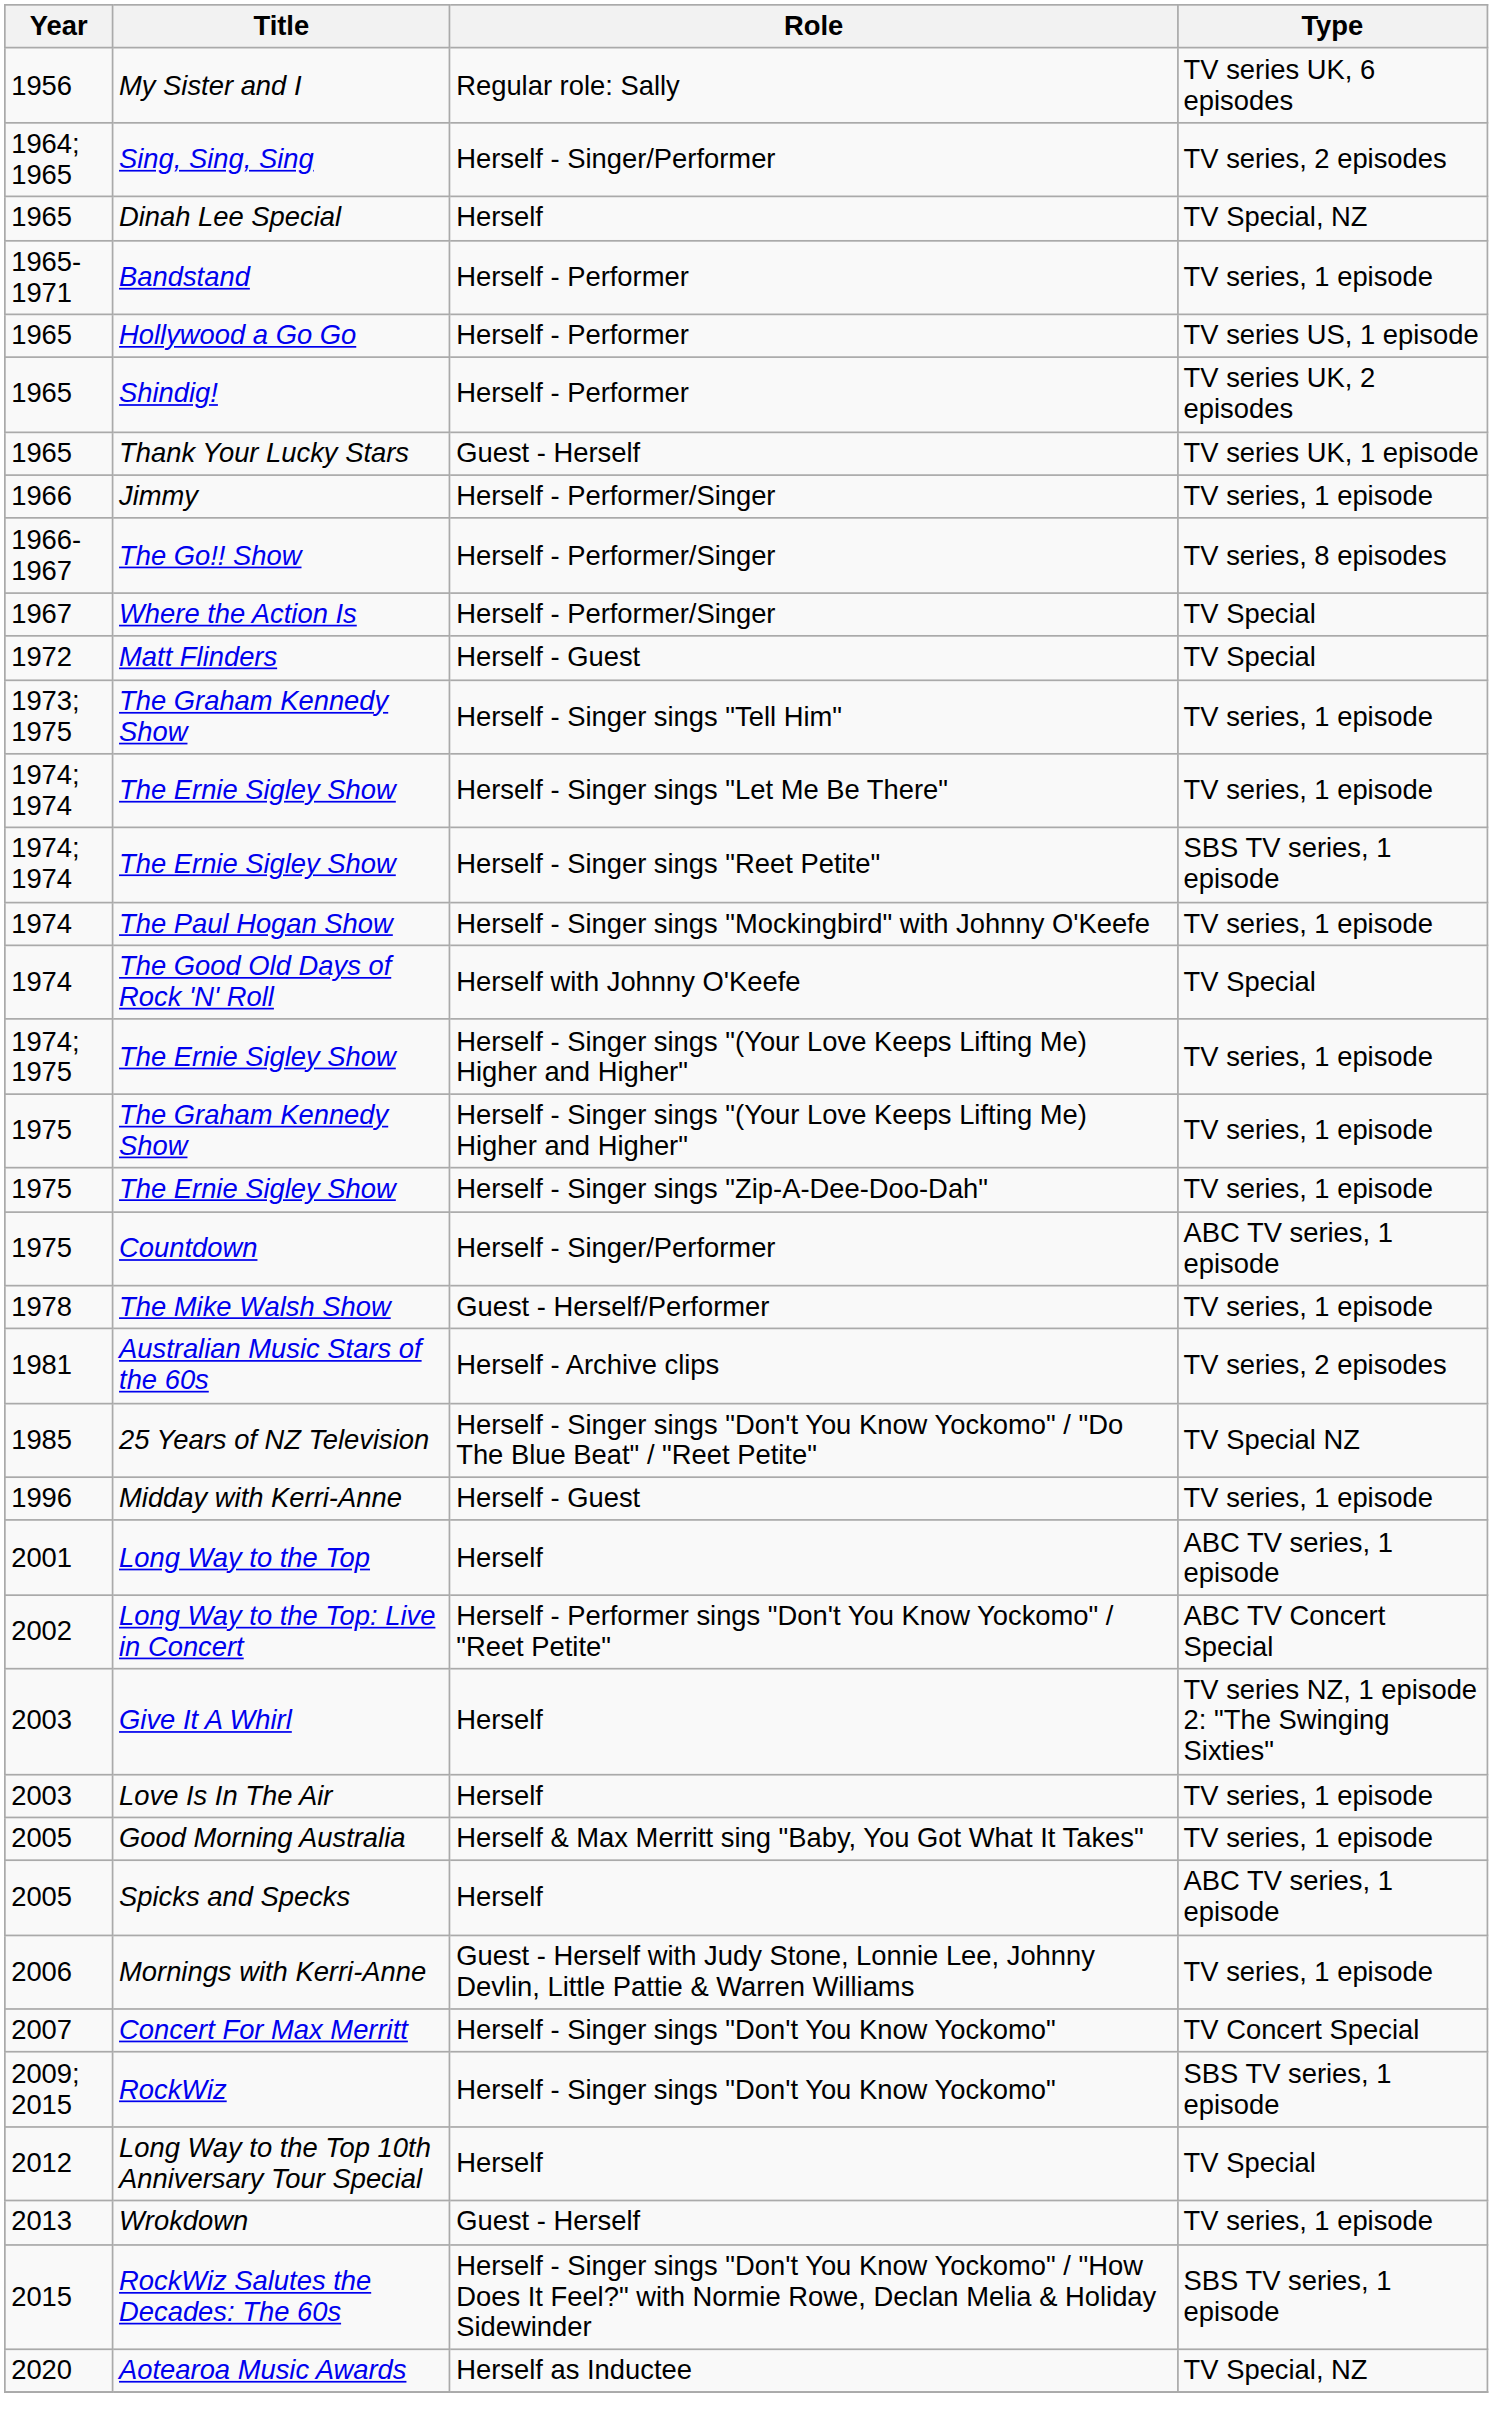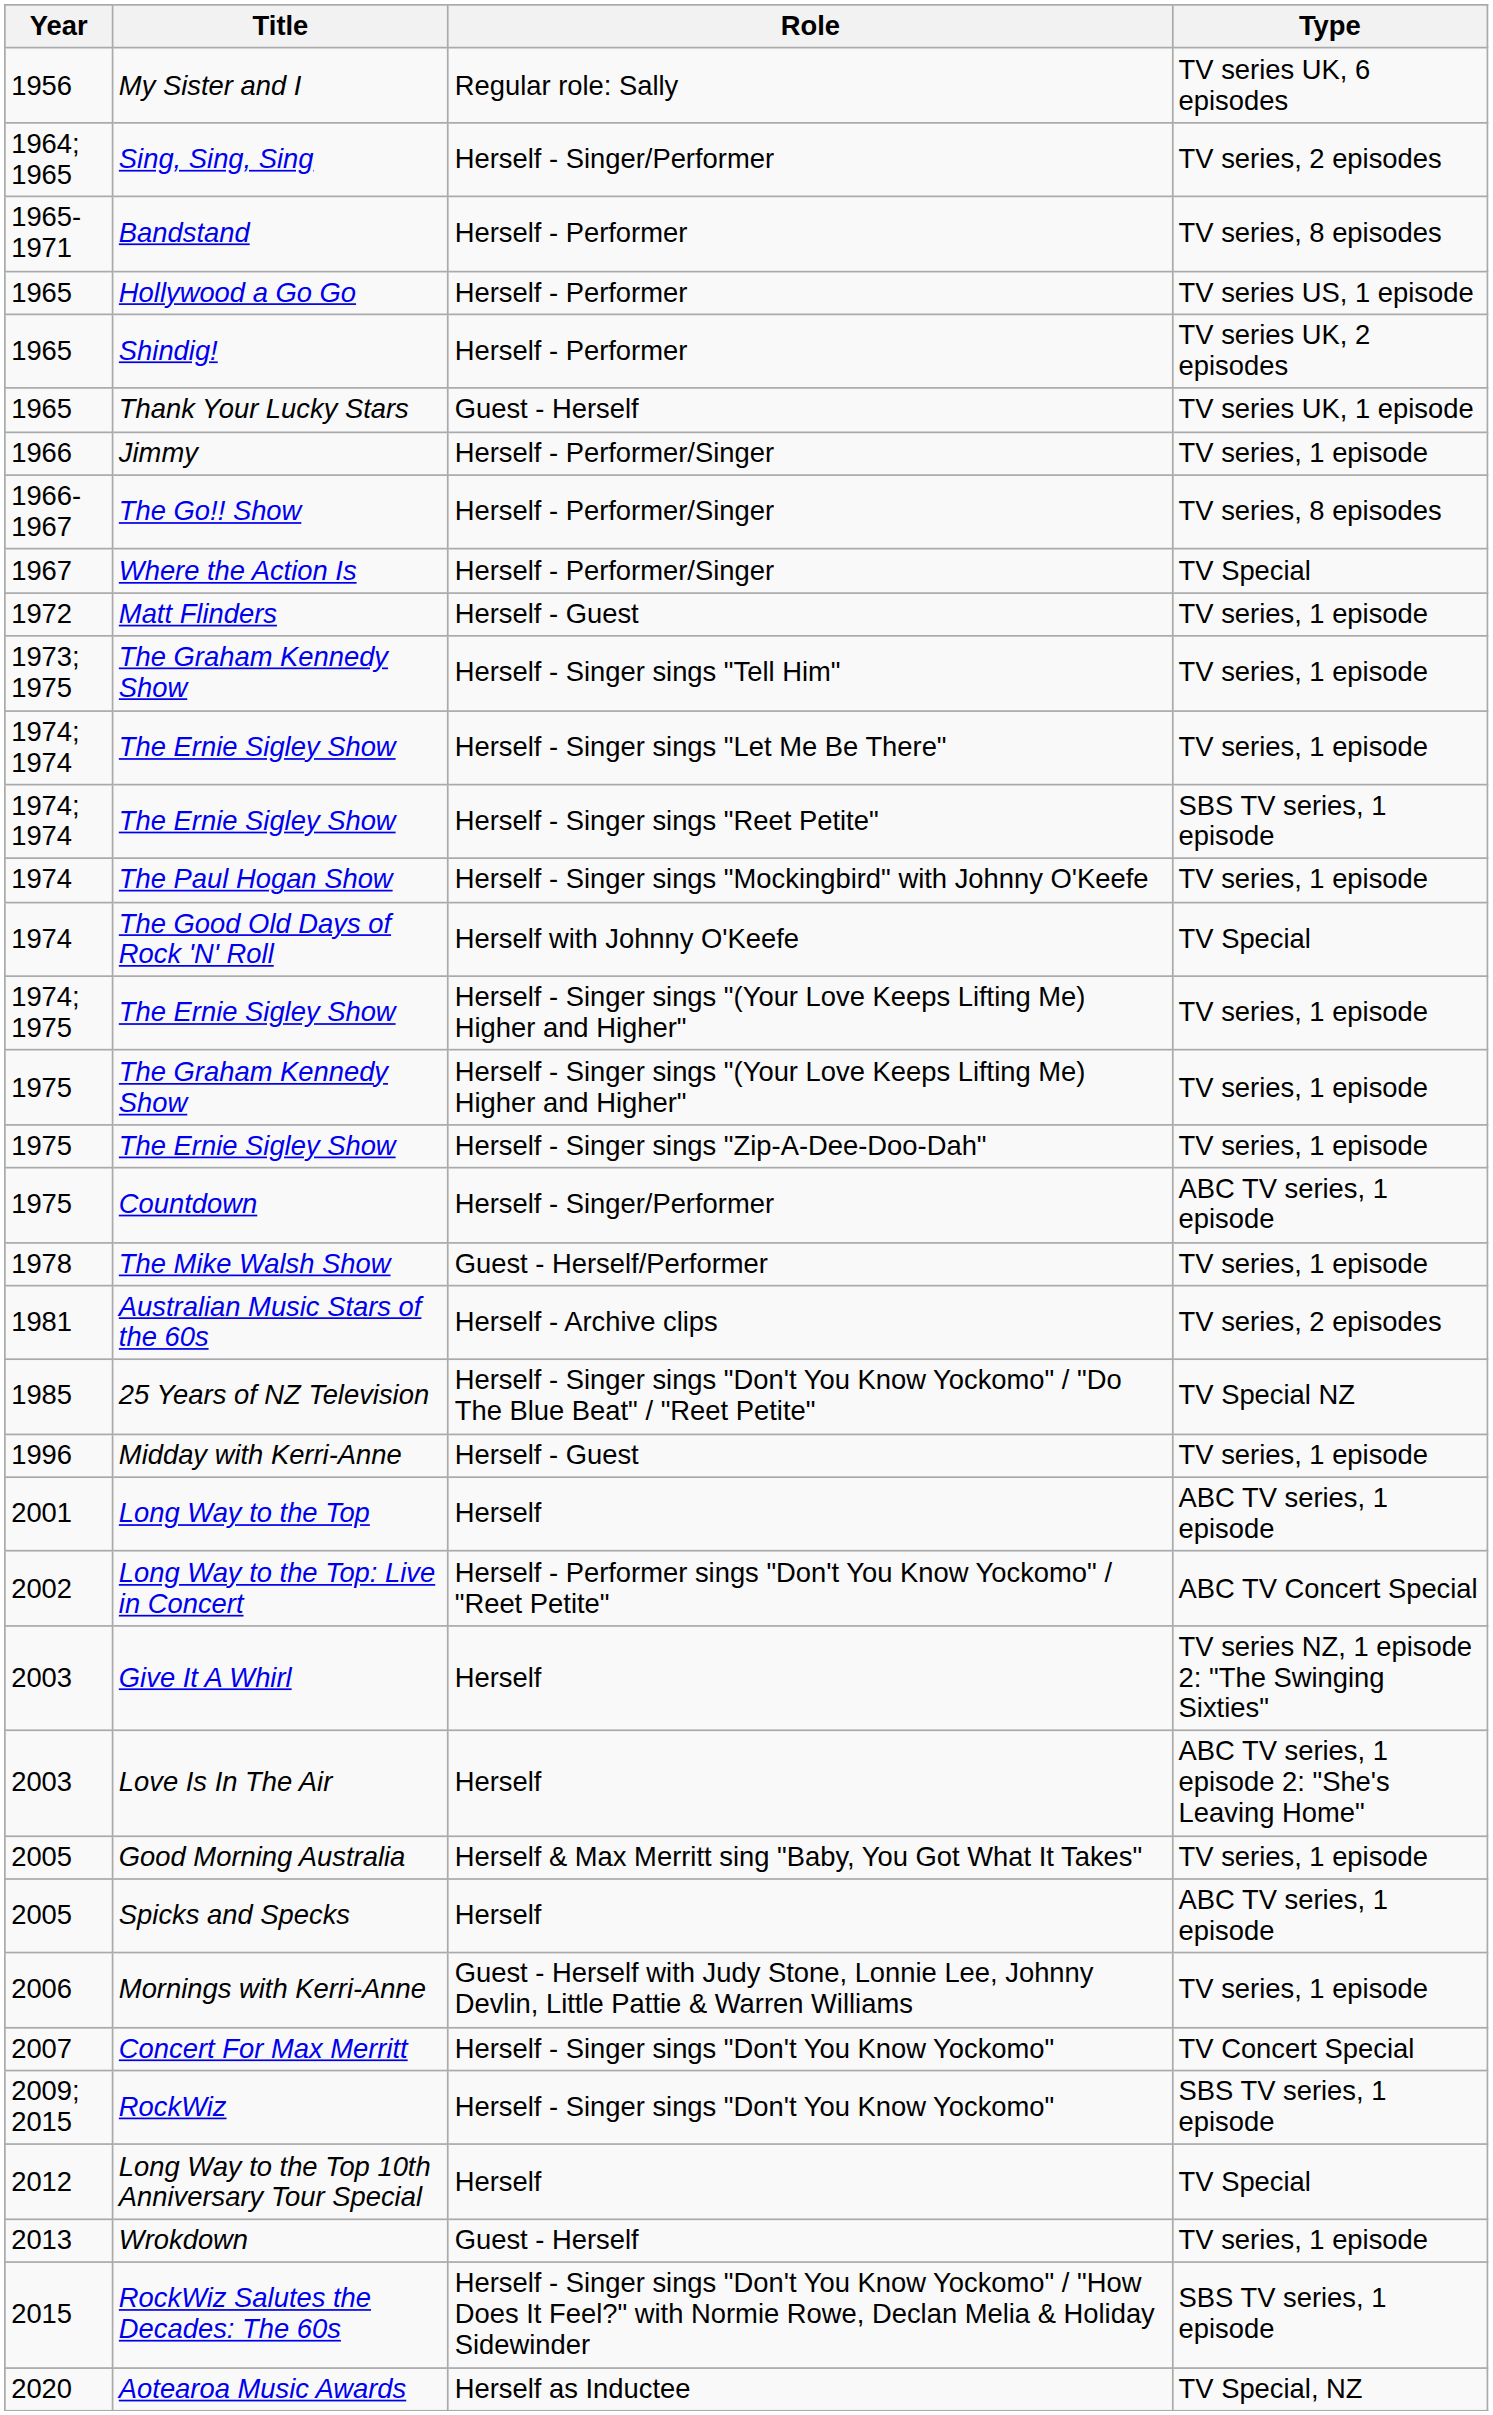- row: (230, 217)
(1308, 276) TV series, 1 episode -> (1310, 233) TV series, 8 episodes
(1250, 657) TV Special -> (1303, 614) TV series, 1 episode
(1308, 1795) TV series, 1 episode -> (1284, 1782) ABC TV series, 1 episode 2: "She's Leaving Home"
